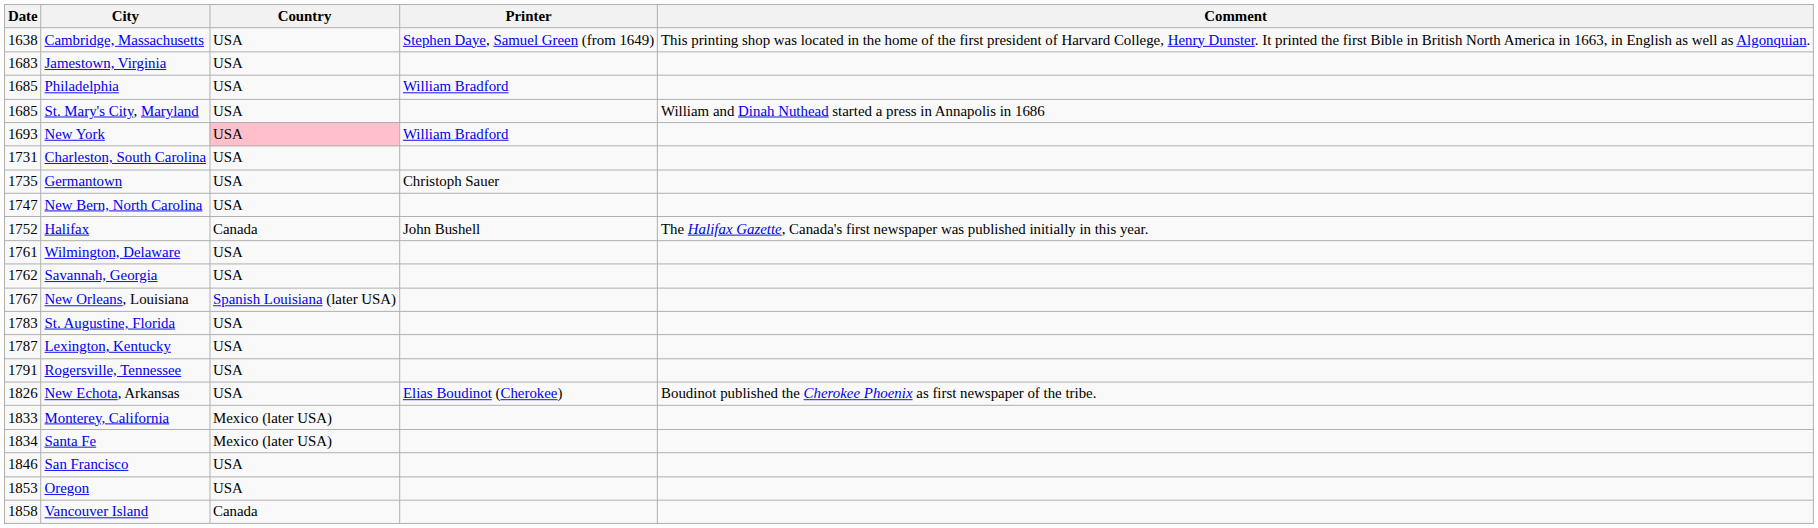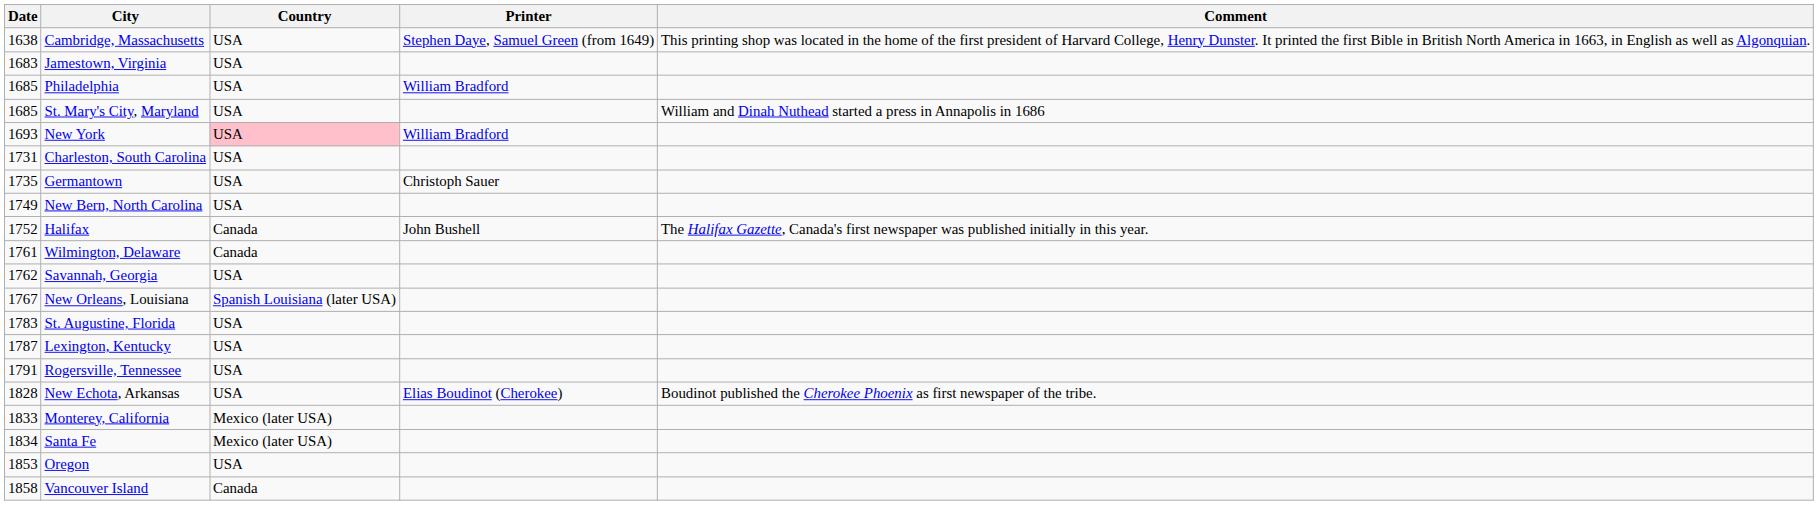(23, 205) 1747 -> (23, 205) 1749
(228, 252) USA -> (235, 252) Canada
(23, 393) 1826 -> (23, 393) 1828
- row: (86, 464)
